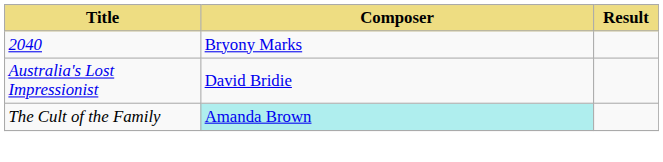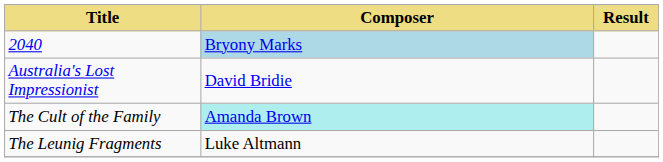(253, 44) no background -> (253, 44) lightblue background
+ row: (85, 143)
